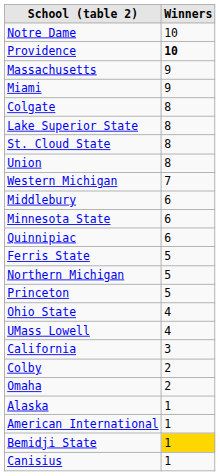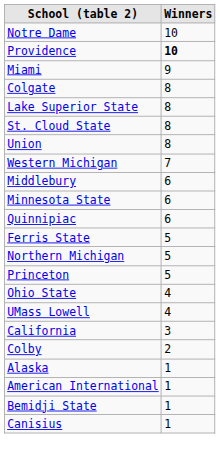- row: (52, 70)
- row: (24, 387)
(168, 443) gold background -> (168, 405) no background
